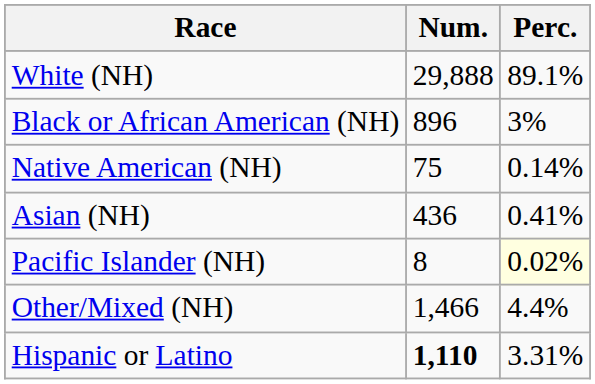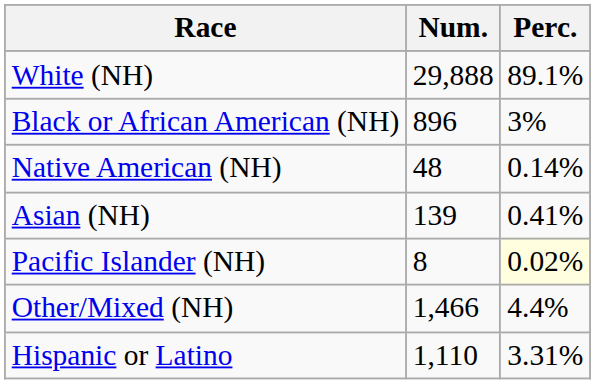(427, 167) 75 -> (427, 167) 48
(435, 214) 436 -> (435, 214) 139
(445, 354) bold -> (445, 354) normal
